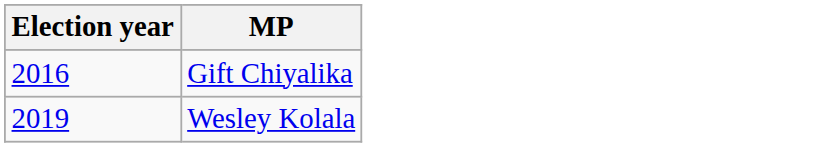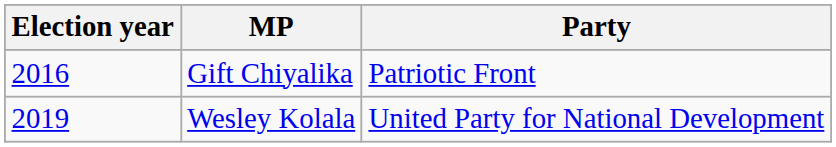+ column: (596, 27)
